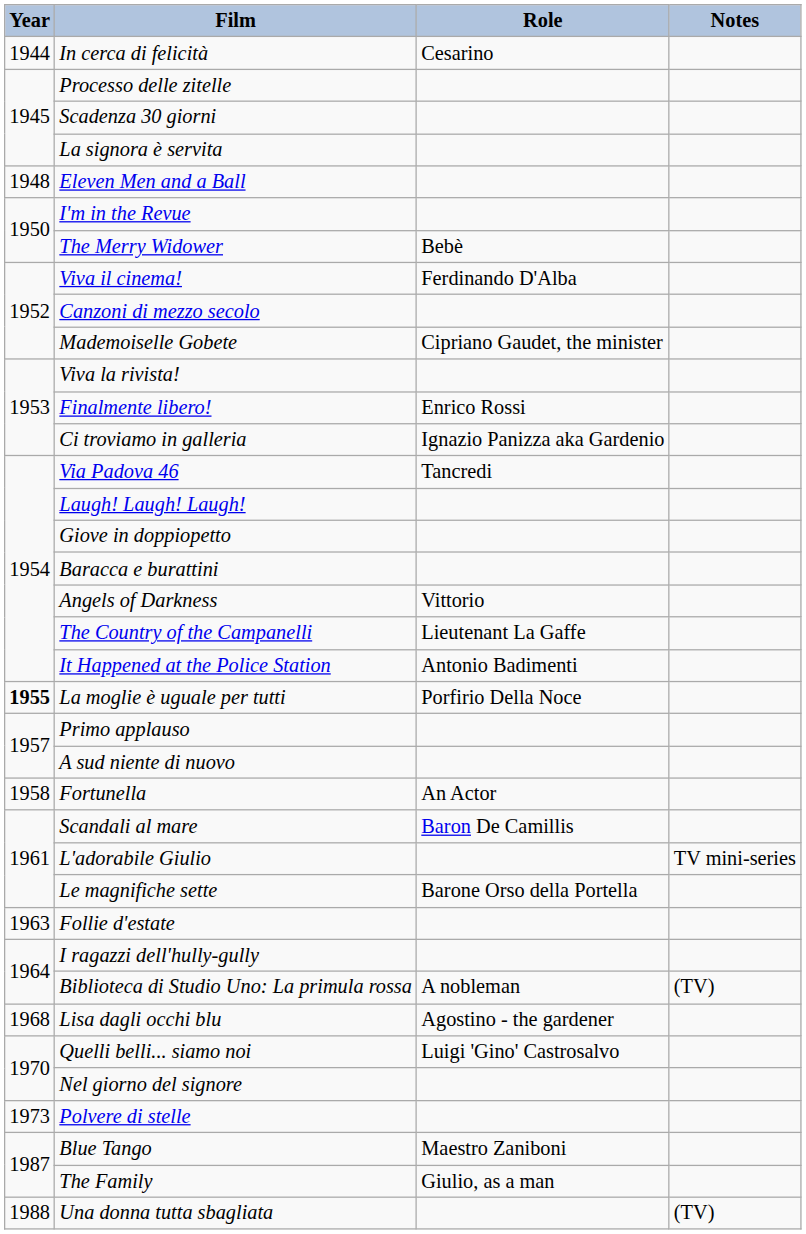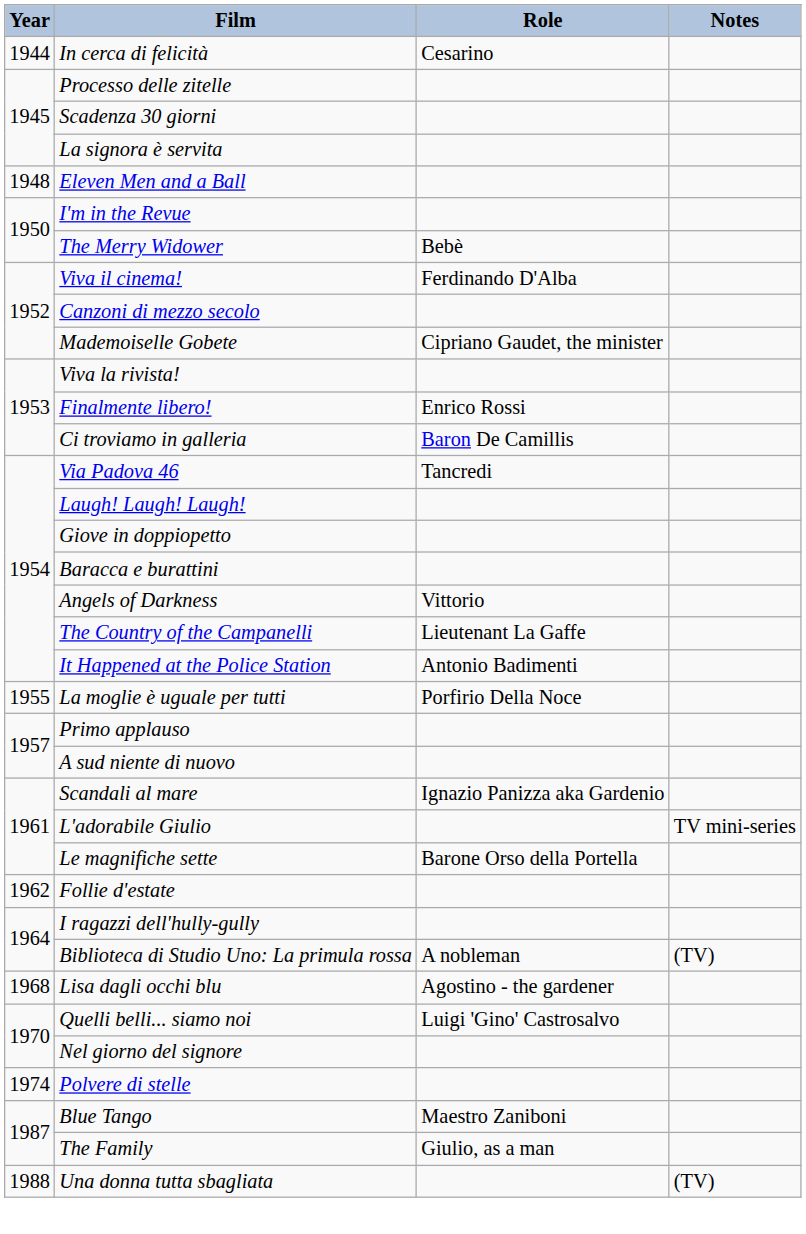(543, 439) Ignazio Panizza aka Gardenio -> (497, 439) Baron De Camillis
(30, 697) bold -> (30, 697) normal
- row: (103, 794)
(497, 826) Baron De Camillis -> (543, 794) Ignazio Panizza aka Gardenio
(30, 922) 1963 -> (30, 890) 1962
(30, 1116) 1973 -> (30, 1084) 1974
